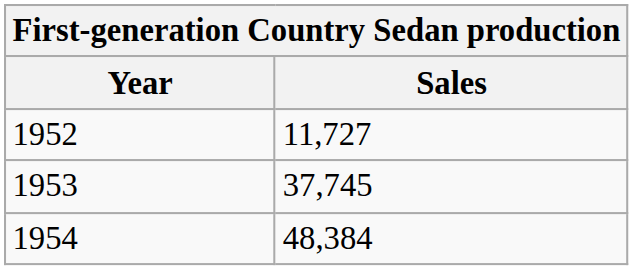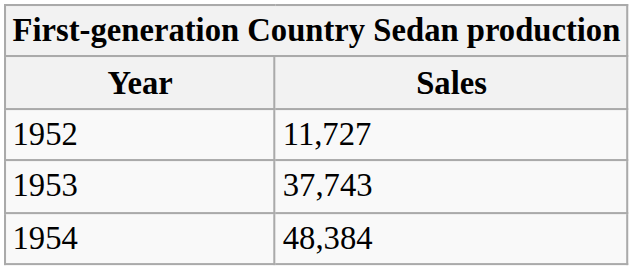(328, 185) 37,745 -> (328, 185) 37,743
